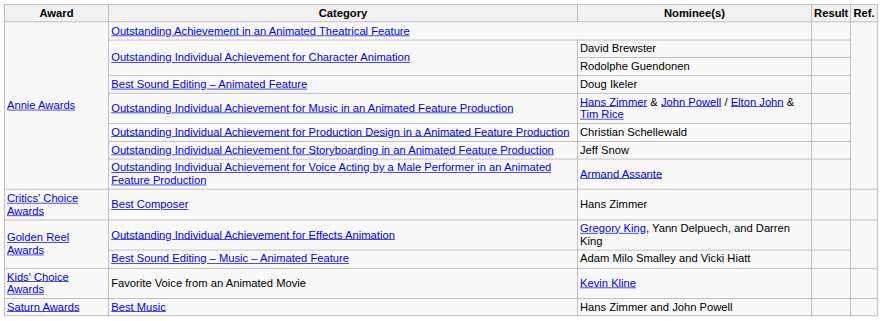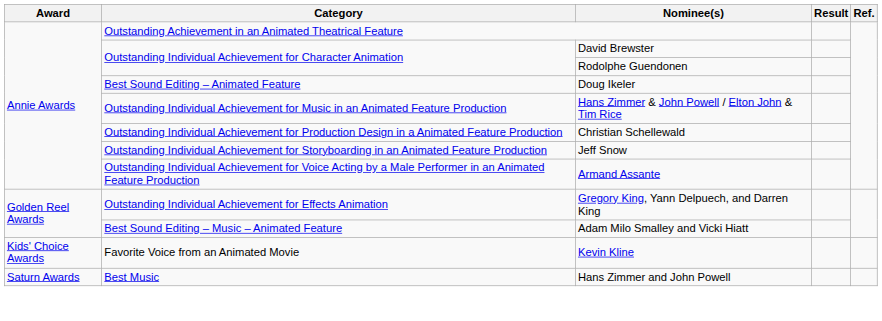- row: (614, 204)
